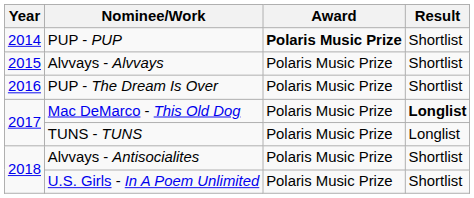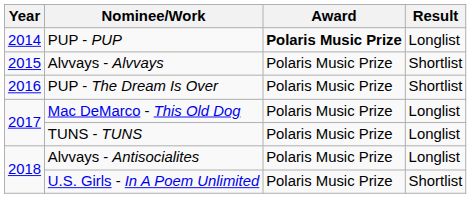(435, 39) Shortlist -> (434, 39) Longlist
(438, 110) bold -> (434, 110) normal
(435, 157) Shortlist -> (434, 157) Longlist
